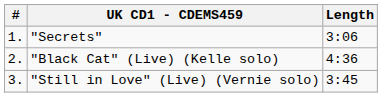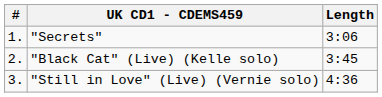(342, 59) 4:36 -> (342, 59) 3:45
(342, 81) 3:45 -> (342, 81) 4:36
